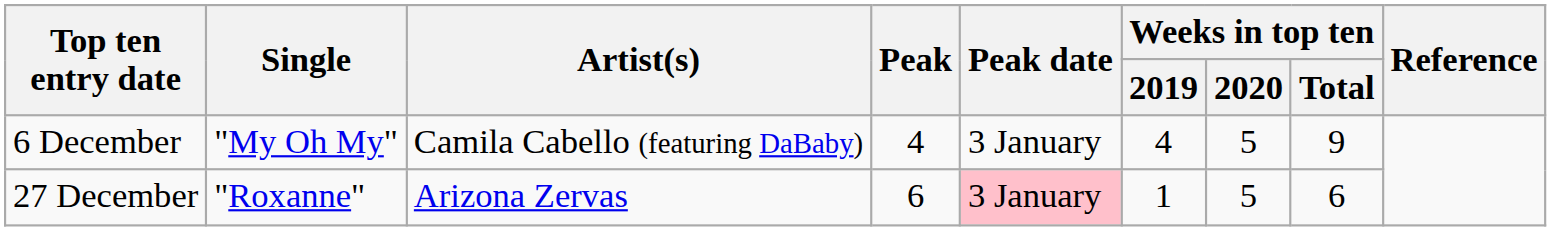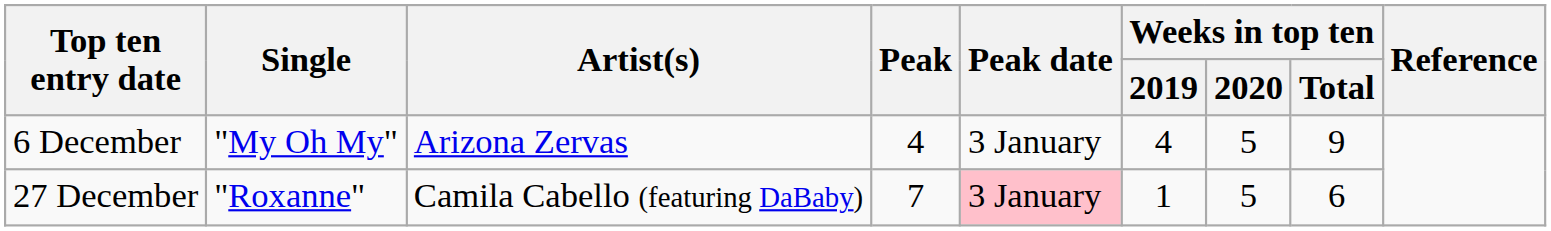(639, 141) Camila Cabello (featuring DaBaby) -> (521, 141) Arizona Zervas
(521, 196) Arizona Zervas -> (639, 196) Camila Cabello (featuring DaBaby)
(916, 196) 6 -> (916, 196) 7
